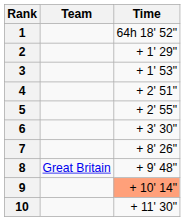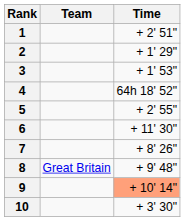(147, 33) 64h 18' 52" -> (157, 33) + 2' 51"
(157, 91) + 2' 51" -> (147, 91) 64h 18' 52"
(157, 129) + 3' 30" -> (154, 129) + 11' 30"
(154, 206) + 11' 30" -> (157, 206) + 3' 30"
